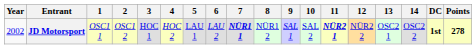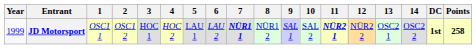(15, 31) 2002 -> (15, 31) 1999
(458, 31) 278 -> (458, 31) 258
